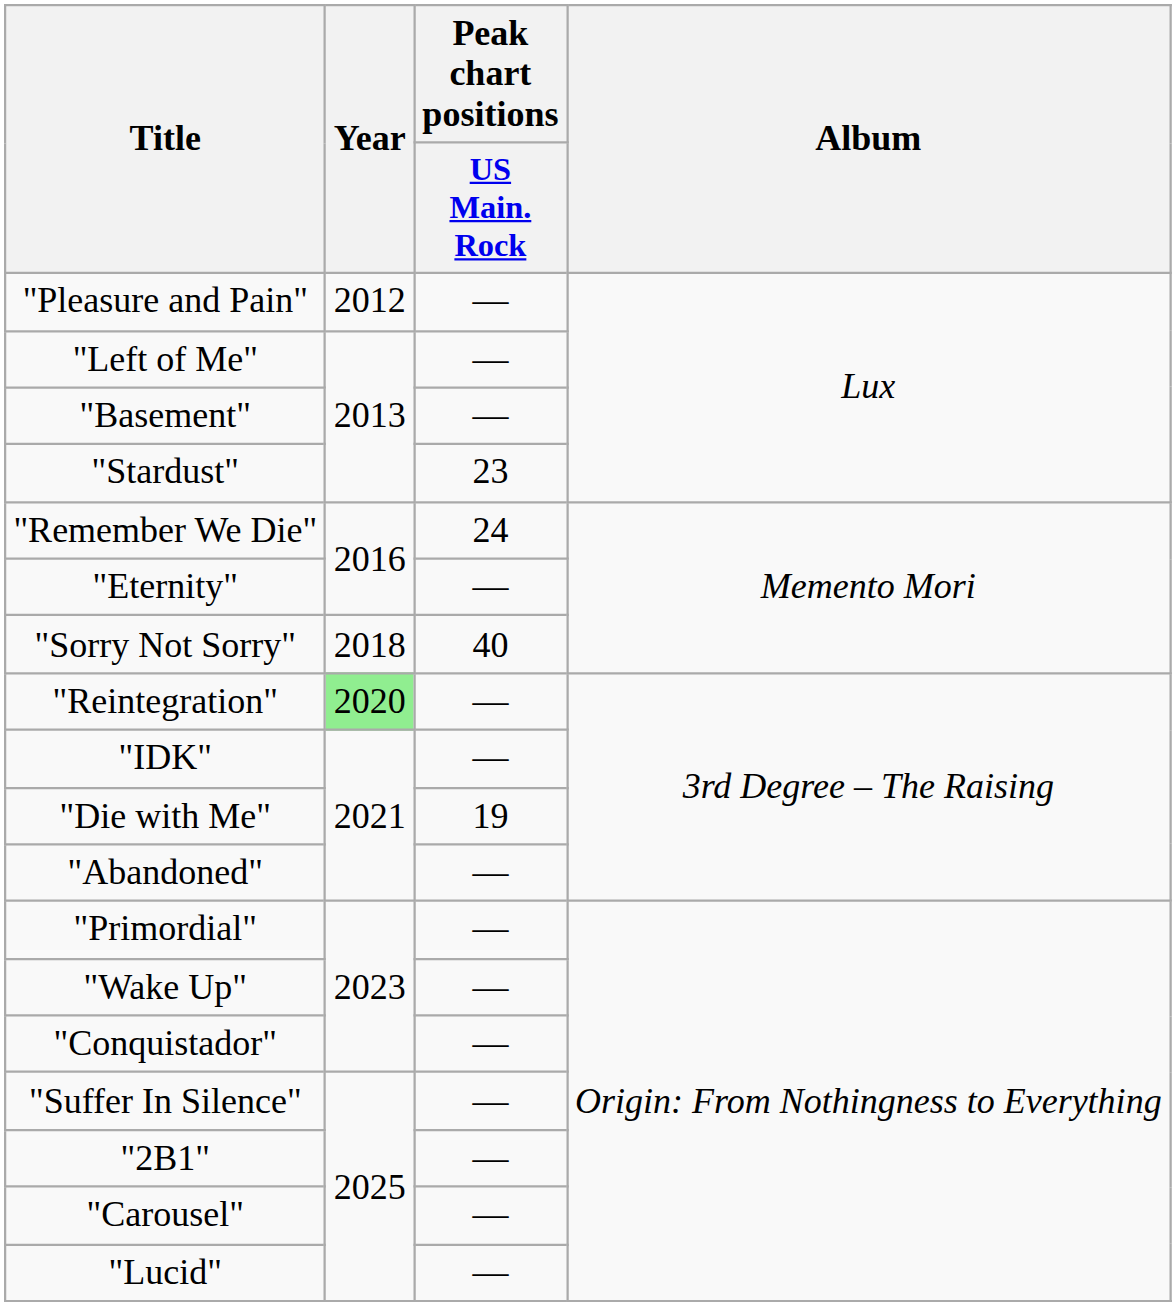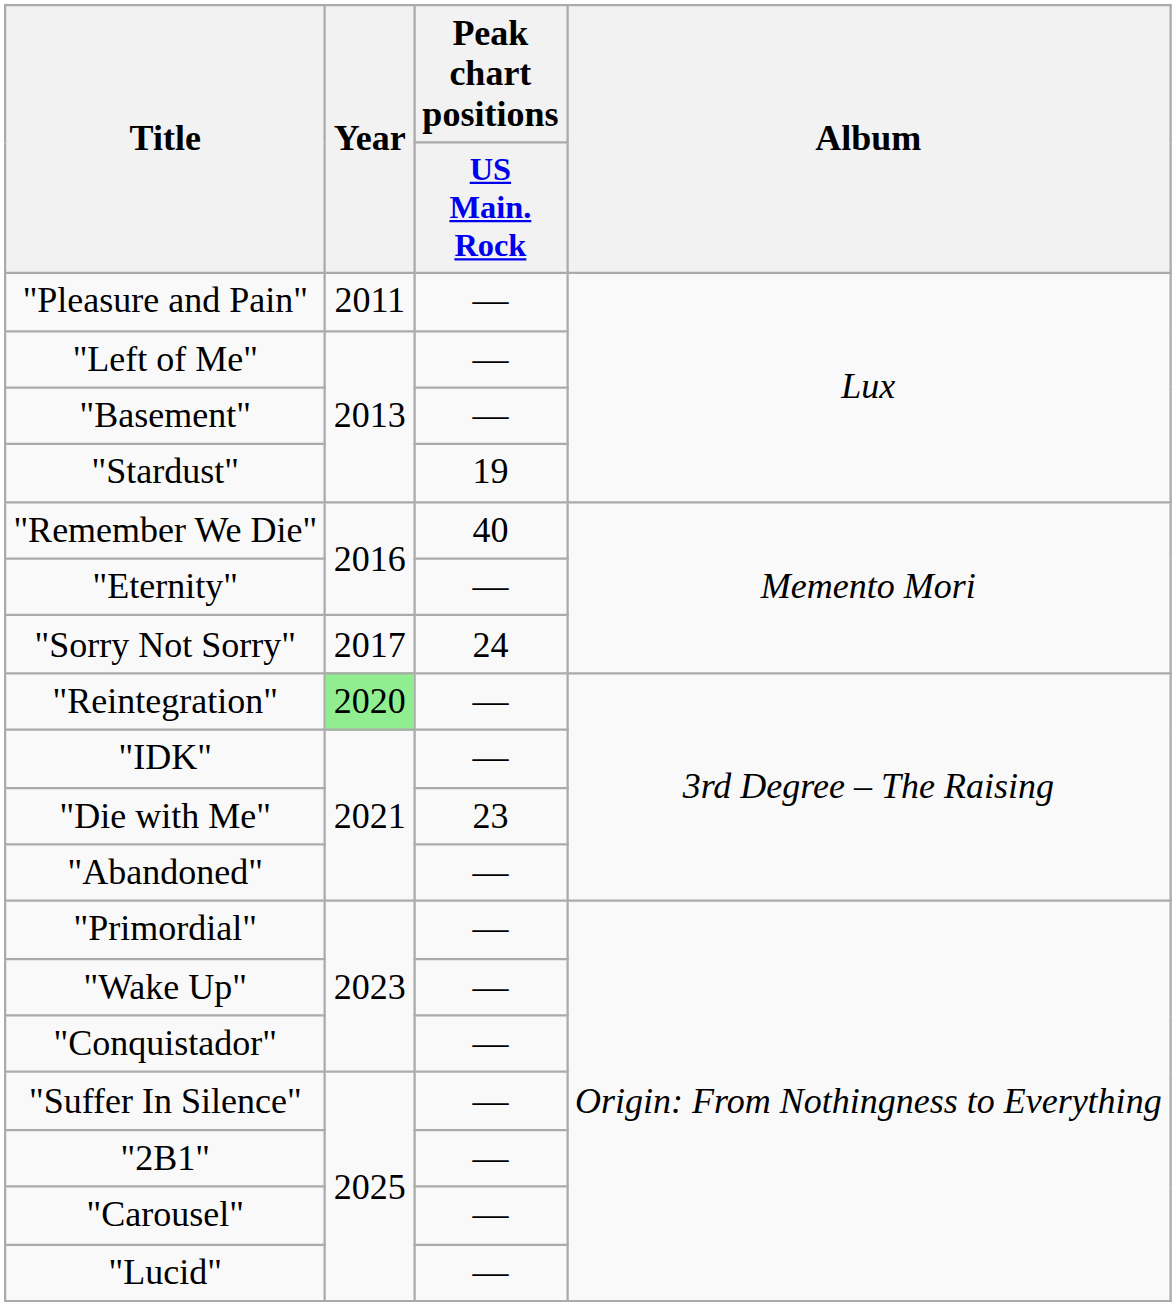(370, 301) 2012 -> (370, 301) 2011
(490, 472) 23 -> (490, 472) 19
(490, 529) 24 -> (490, 529) 40
(370, 643) 2018 -> (370, 643) 2017
(490, 643) 40 -> (490, 643) 24
(490, 814) 19 -> (490, 814) 23
